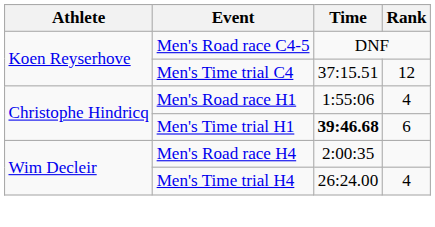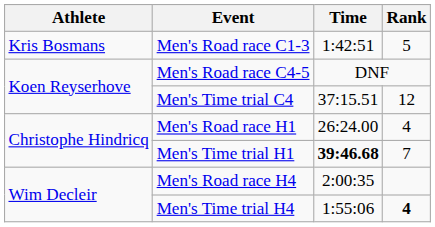+ row: (233, 45)
(348, 99) 1:55:06 -> (348, 126) 26:24.00
(407, 126) 6 -> (407, 153) 7
(348, 180) 26:24.00 -> (348, 208) 1:55:06
(407, 180) normal -> (407, 208) bold
